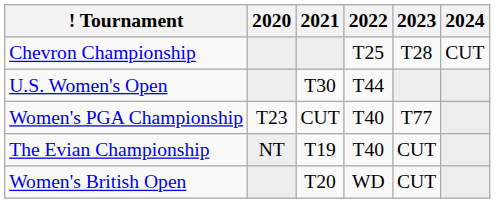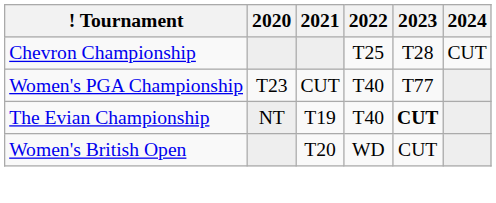- row: (88, 85)
(417, 150) normal -> (418, 117) bold
